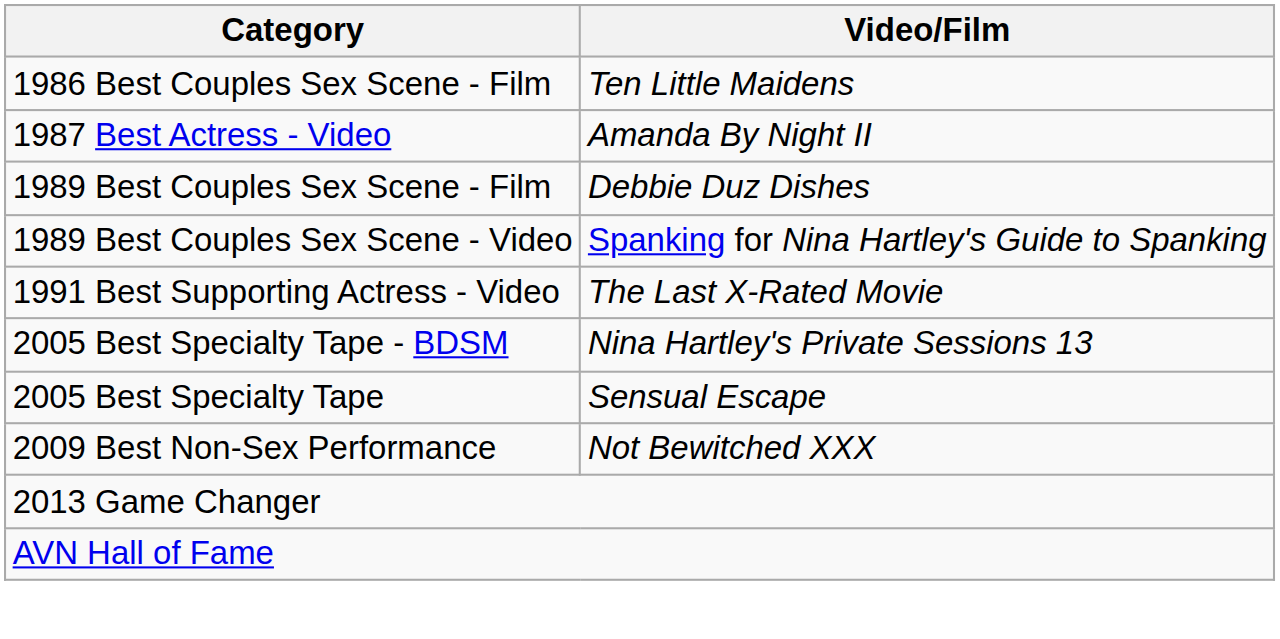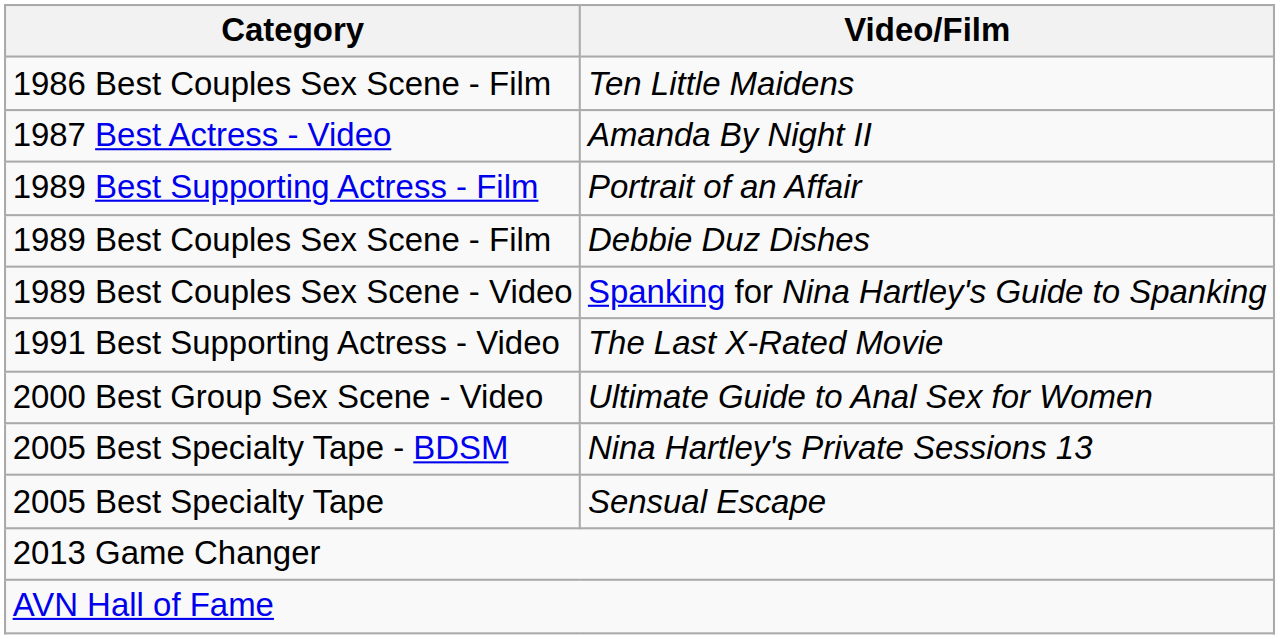+ row: (276, 187)
+ row: (278, 396)
- row: (254, 448)
